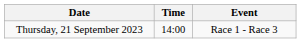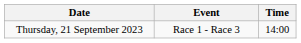columns swapped: (173, 12) <-> (244, 12)
